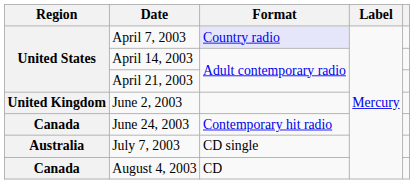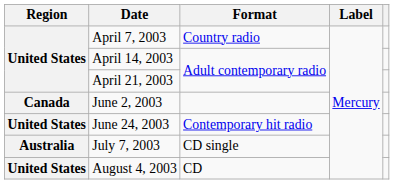(241, 37) lavender background -> (222, 37) no background
(57, 102) United Kingdom -> (47, 102) Canada
(57, 124) Canada -> (47, 124) United States
(57, 168) Canada -> (47, 168) United States
